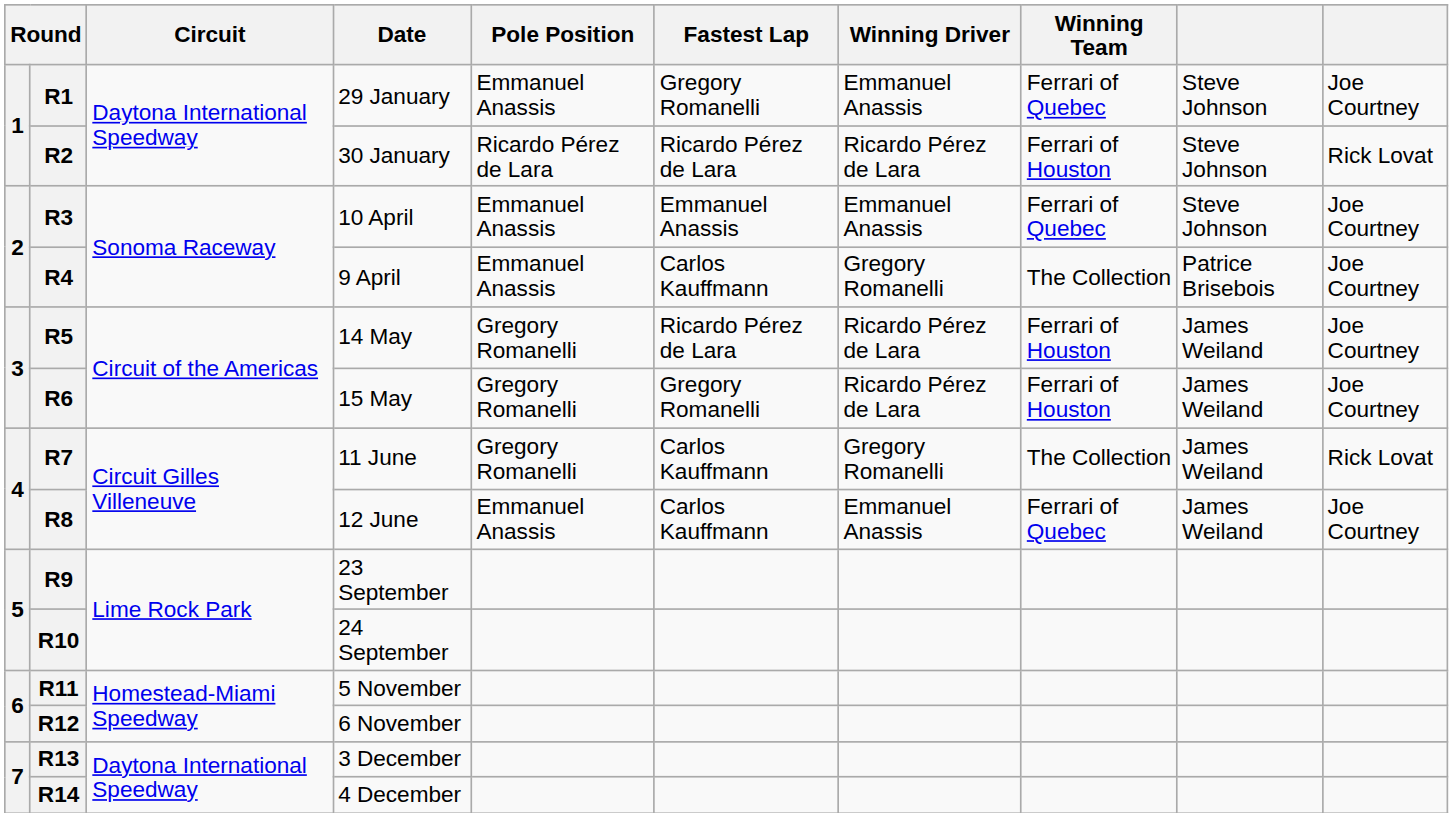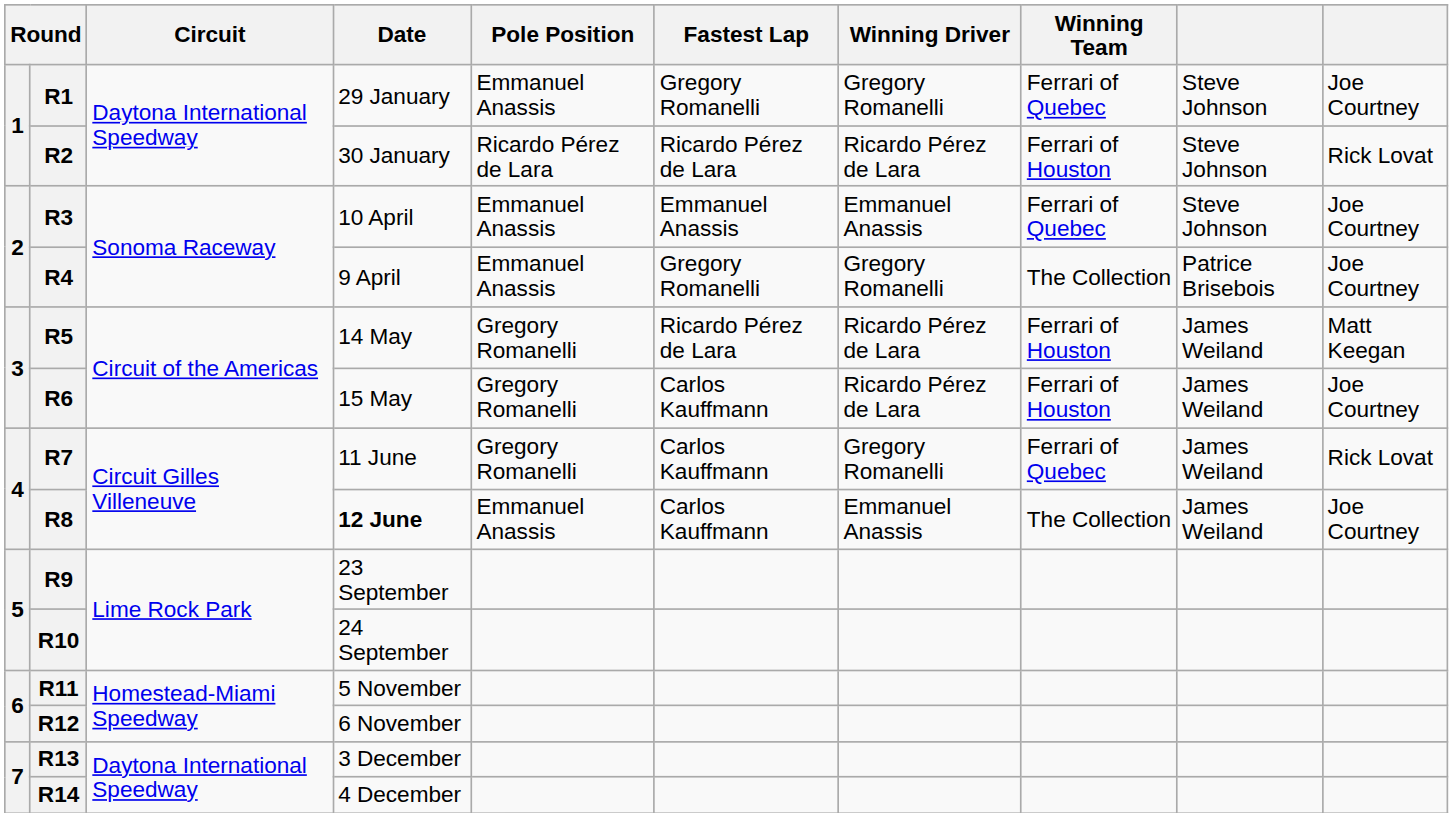(897, 95) Emmanuel Anassis -> (894, 95) Gregory Romanelli
(714, 277) Carlos Kauffmann -> (710, 277) Gregory Romanelli
(1373, 337) Joe Courtney -> (1366, 337) Matt Keegan
(710, 398) Gregory Romanelli -> (714, 398) Carlos Kauffmann
(1099, 458) The Collection -> (1073, 458) Ferrari of Quebec
(378, 519) normal -> (380, 519) bold
(1073, 519) Ferrari of Quebec -> (1099, 519) The Collection
